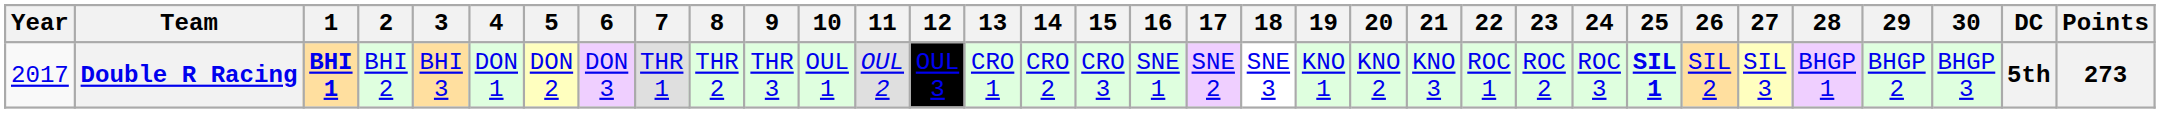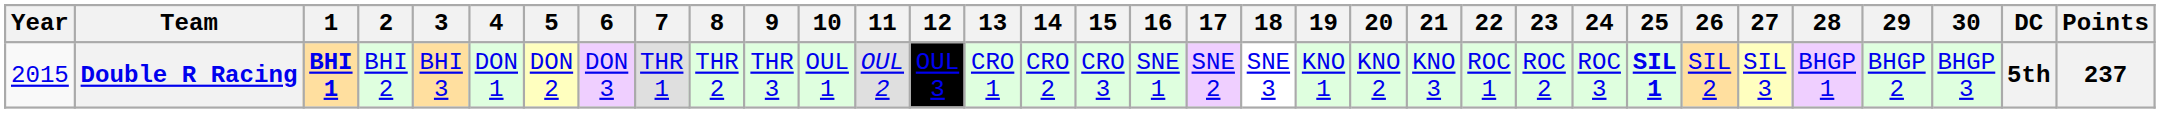(40, 75) 2017 -> (40, 75) 2015
(2106, 75) 273 -> (2106, 75) 237
